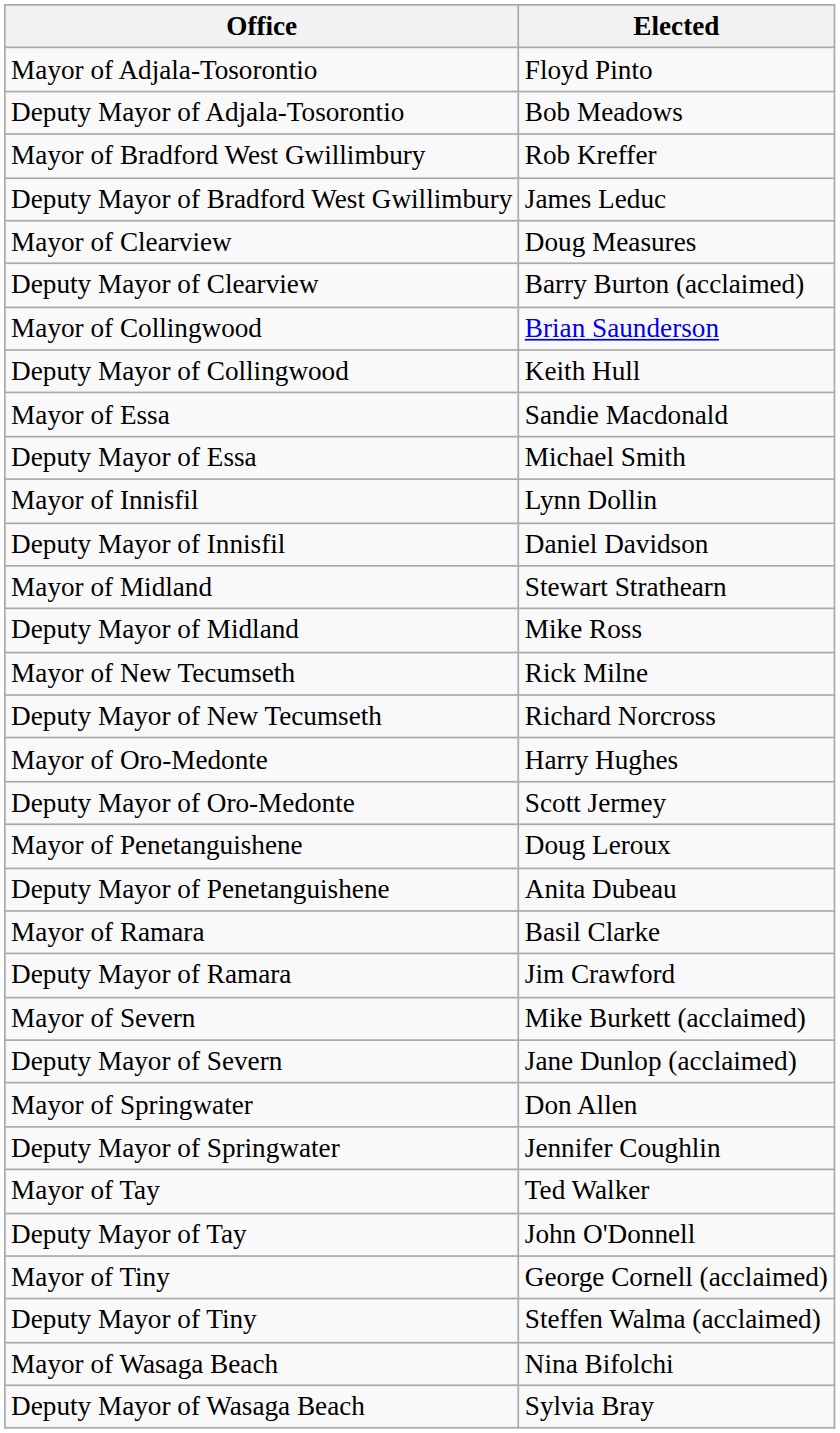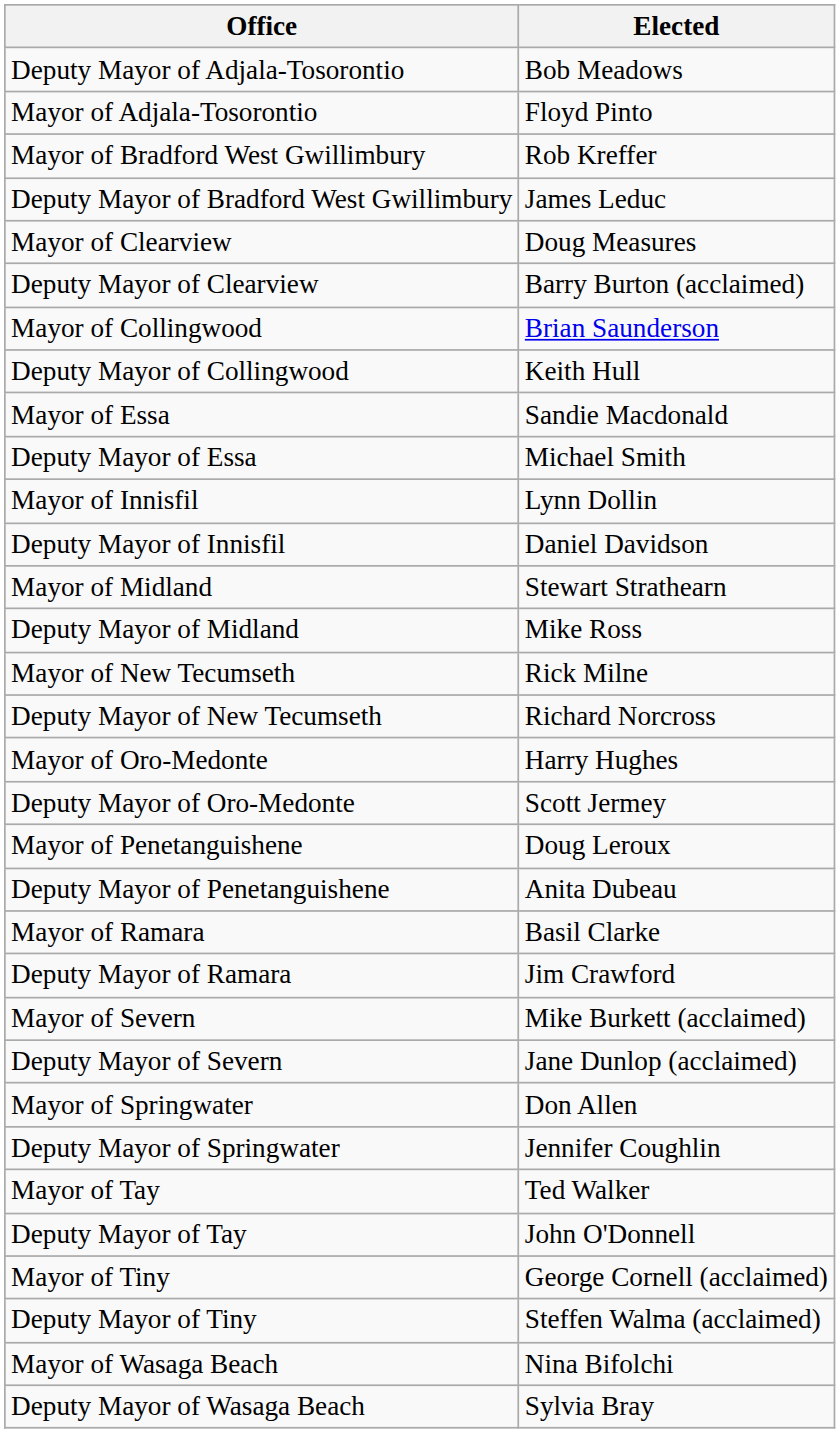rows swapped: (164, 69) <-> (208, 112)
